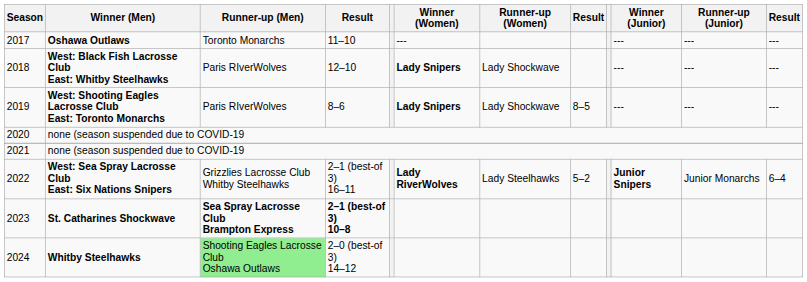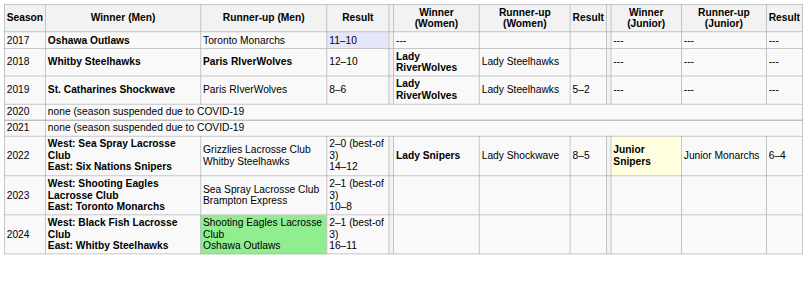(342, 40) no background -> (343, 40) lavender background
(113, 68) West: Black Fish Lacrosse Club East: Whitby Steelhawks -> (94, 62) Whitby Steelhawks
(245, 68) normal -> (248, 62) bold
(429, 68) Lady Snipers -> (427, 62) Lady RiverWolves
(521, 68) Lady Shockwave -> (520, 62) Lady Steelhawks
(106, 107) West: Shooting Eagles Lacrosse Club East: Toronto Monarchs -> (112, 90) St. Catharines Shockwave
(429, 107) Lady Snipers -> (427, 90) Lady RiverWolves
(521, 107) Lady Shockwave -> (520, 90) Lady Steelhawks
(581, 107) 8–5 -> (581, 90) 5–2
(355, 179) 2–1 (best-of 3) 16–11 -> (357, 156) 2–0 (best-of 3) 14–12
(427, 179) Lady RiverWolves -> (428, 156) Lady Snipers
(521, 179) Lady Steelhawks -> (520, 156) Lady Shockwave
(581, 179) 5–2 -> (581, 156) 8–5
(632, 179) no background -> (632, 156) lightyellow background
(112, 218) St. Catharines Shockwave -> (106, 195) West: Shooting Eagles Lacrosse Club East: Toronto Monarchs
(251, 218) bold -> (261, 195) normal
(356, 218) bold -> (357, 195) normal
(94, 257) Whitby Steelhawks -> (113, 234) West: Black Fish Lacrosse Club East: Whitby Steelhawks
(355, 257) 2–0 (best-of 3) 14–12 -> (357, 234) 2–1 (best-of 3) 16–11
